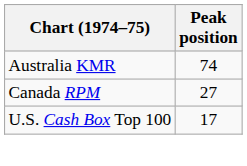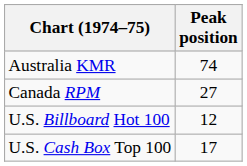+ row: (89, 119)
